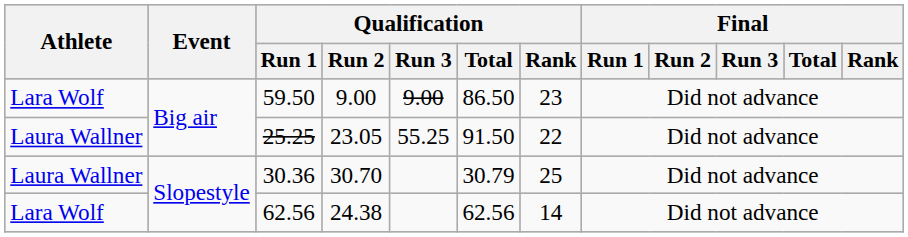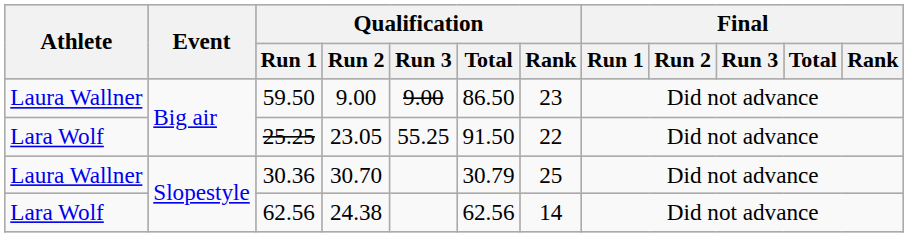(57, 98) Lara Wolf -> (76, 98) Laura Wallner
(76, 136) Laura Wallner -> (57, 136) Lara Wolf
